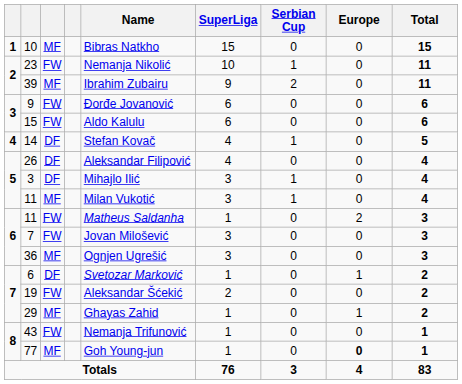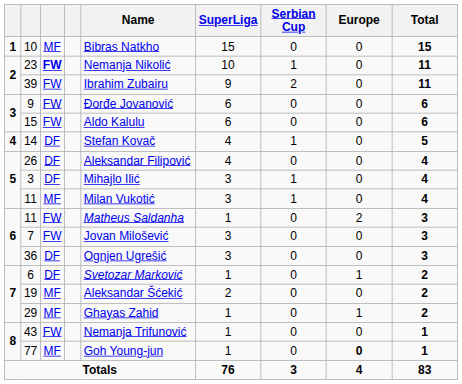(52, 65) normal -> (52, 65) bold
(52, 84) MF -> (52, 84) FW
(52, 255) MF -> (52, 255) DF
(52, 293) FW -> (52, 293) MF
